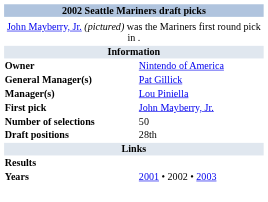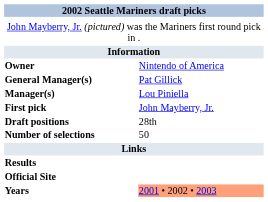rows swapped: (37, 135) <-> (50, 121)
+ row: (30, 177)
(178, 177) no background -> (178, 190) lightsalmon background
